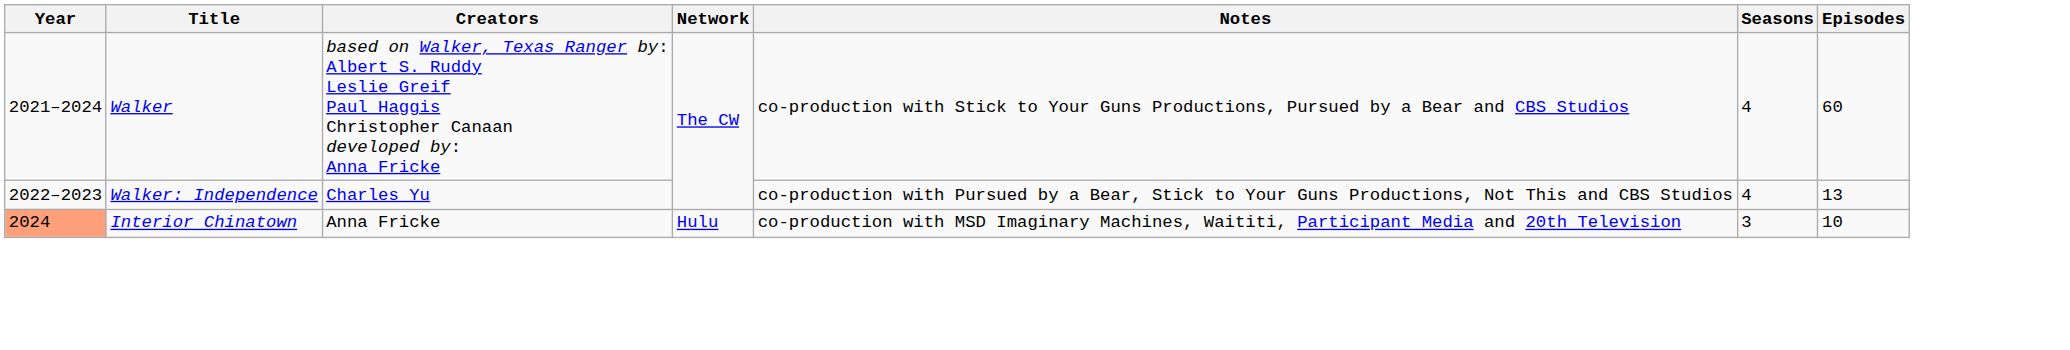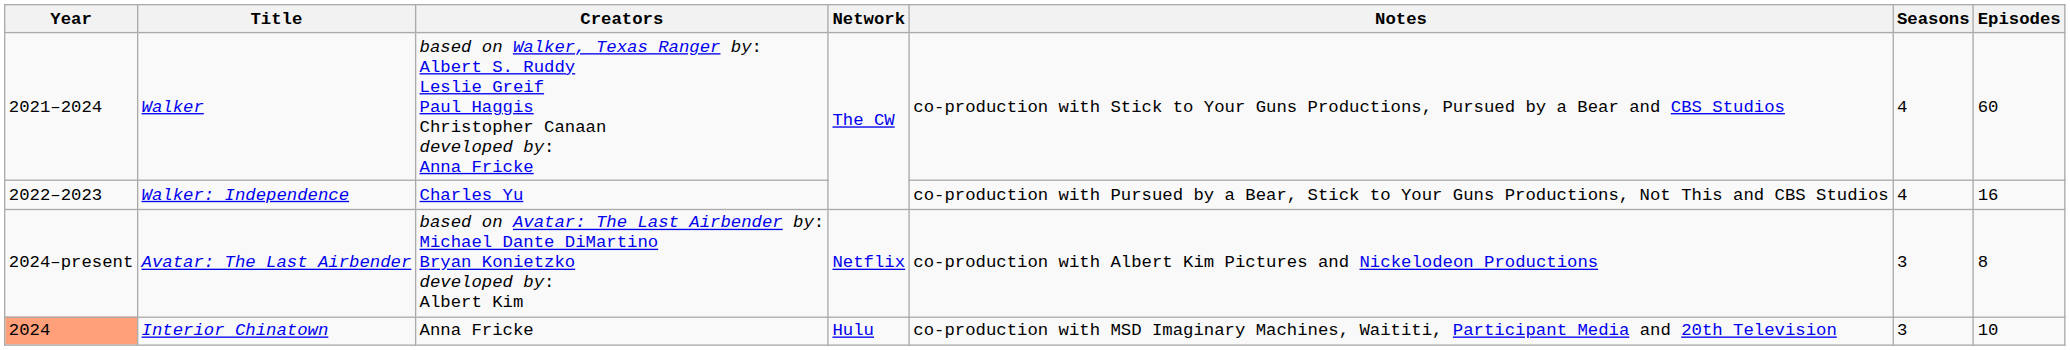(1832, 195) 13 -> (1988, 195) 16
+ row: (276, 263)
